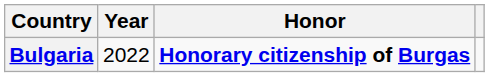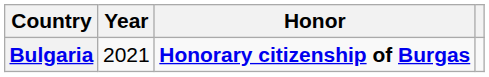(126, 54) 2022 -> (126, 54) 2021
